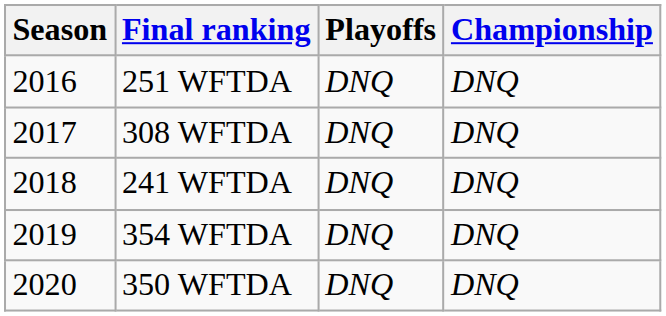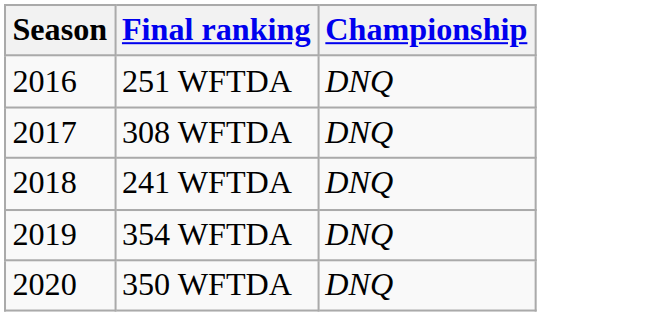- column: (381, 30)
